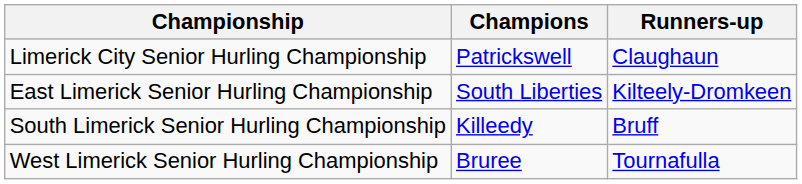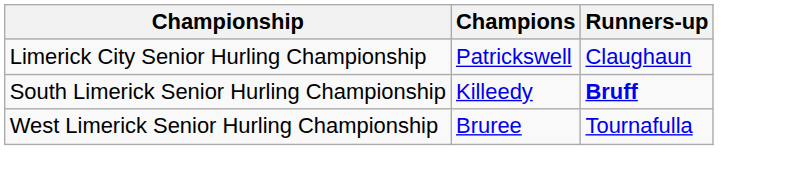- row: (221, 91)
(635, 126) normal -> (612, 91) bold
